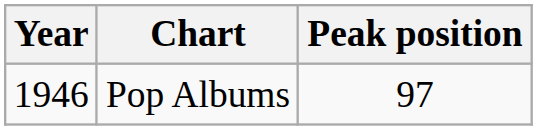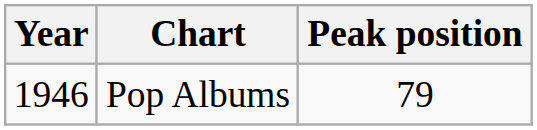(415, 93) 97 -> (415, 93) 79
